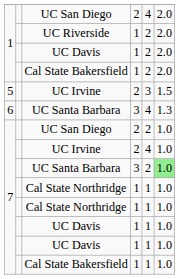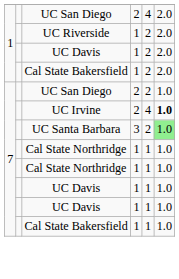- row: (10, 91)
- row: (10, 110)
(164, 149) normal -> (164, 110) bold
